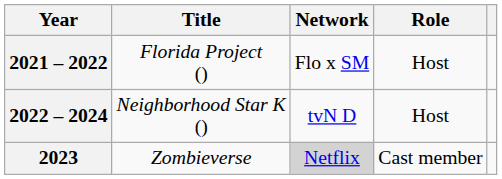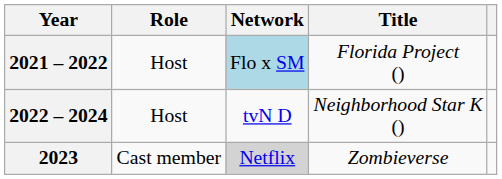columns swapped: (201, 20) <-> (430, 20)
(332, 62) no background -> (267, 62) lightblue background
